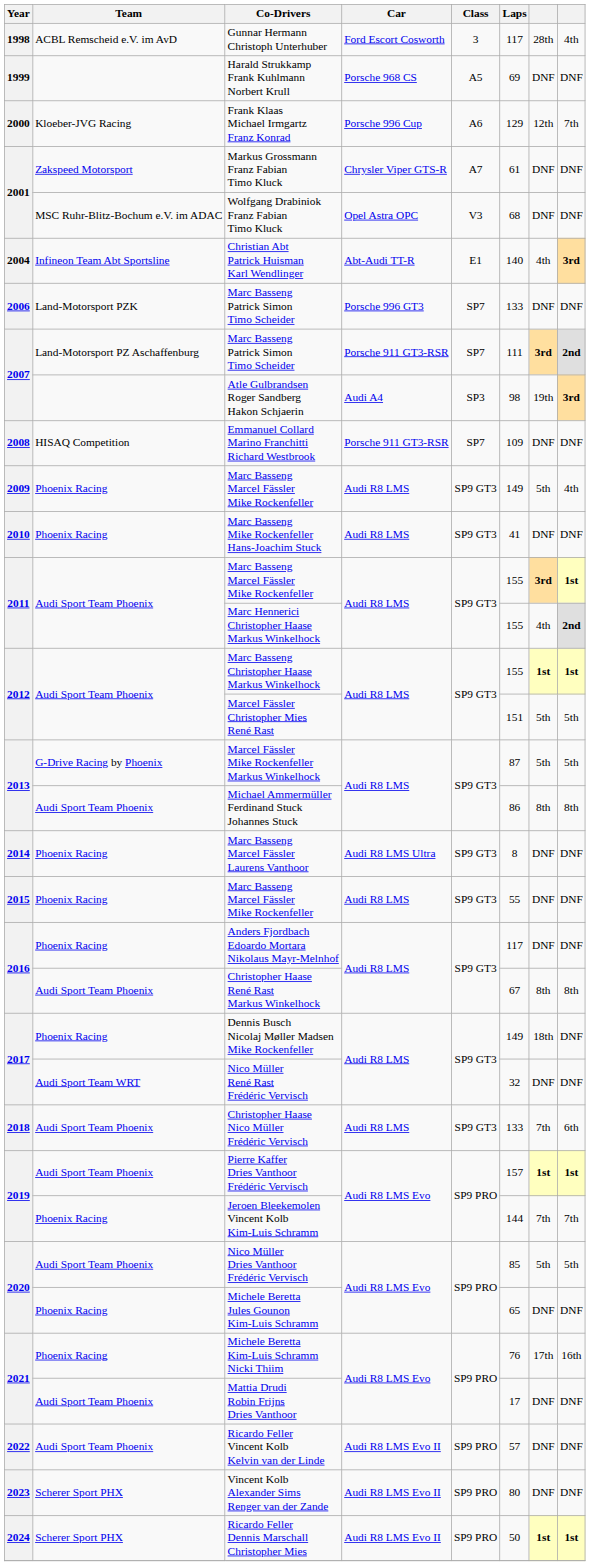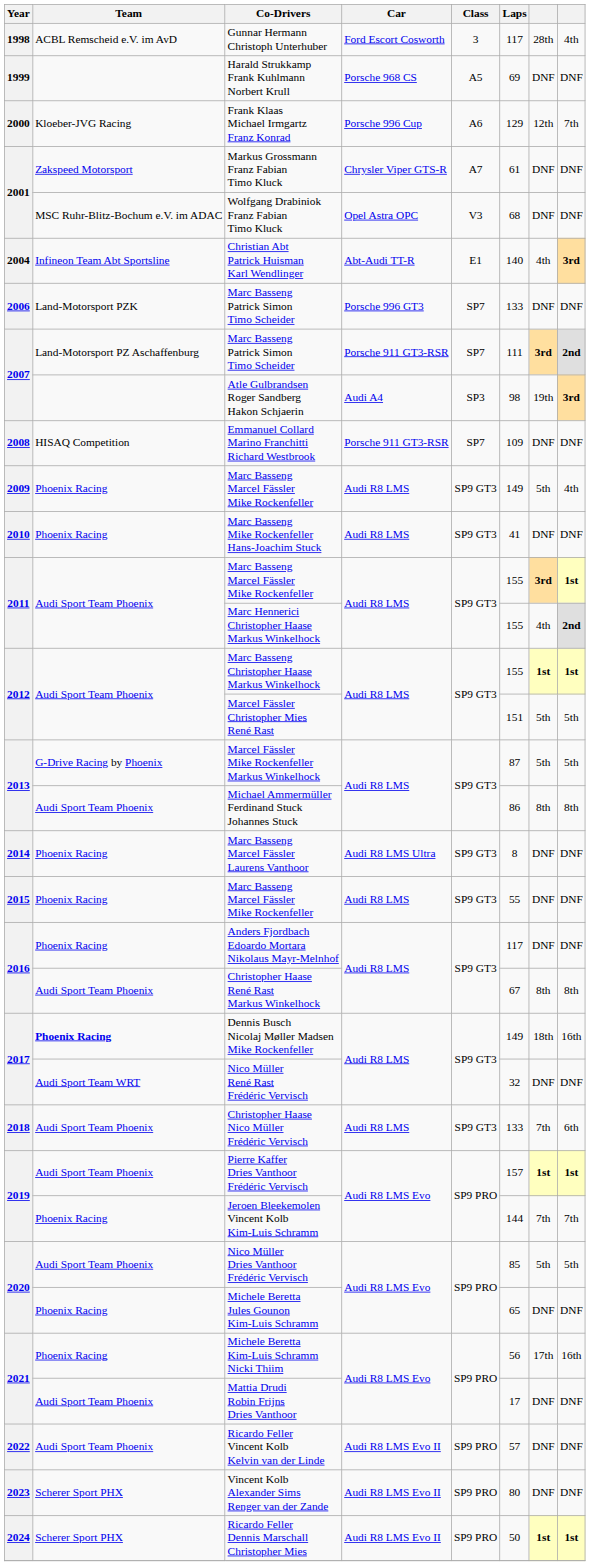(71, 1036) normal -> (73, 1036) bold
(571, 1036) DNF -> (571, 1036) 16th
(515, 1356) 76 -> (515, 1356) 56
